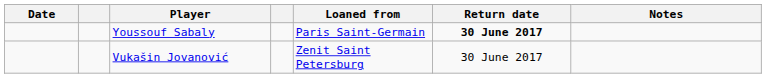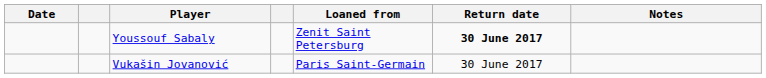(360, 32) Paris Saint-Germain -> (333, 39) Zenit Saint Petersburg
(333, 57) Zenit Saint Petersburg -> (360, 64) Paris Saint-Germain
